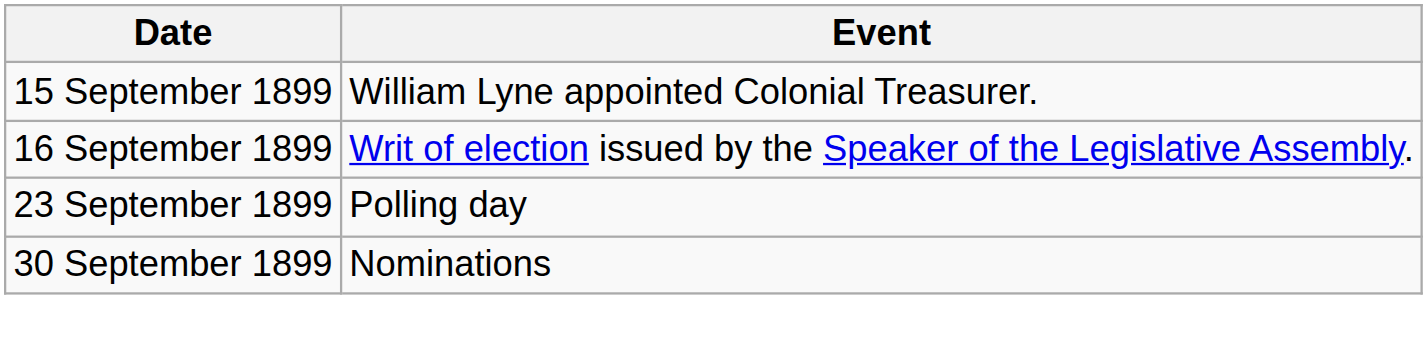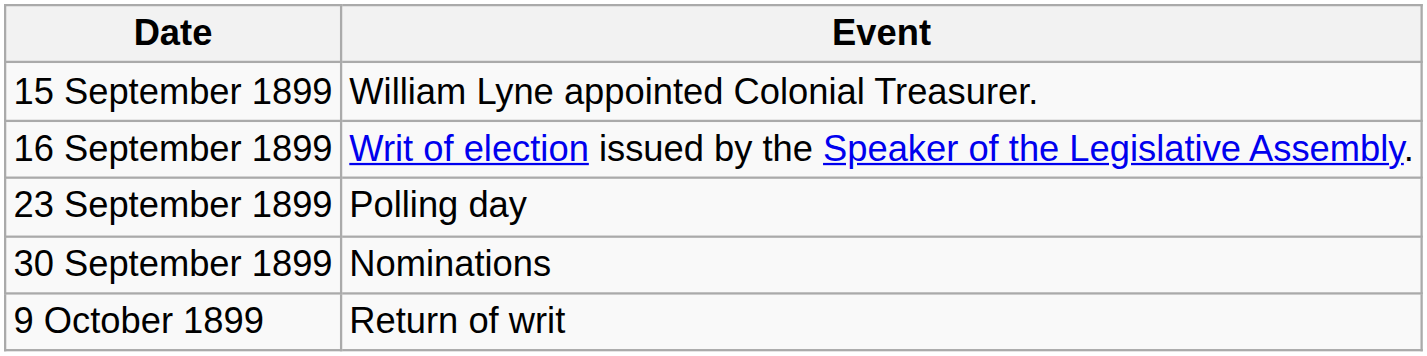+ row: (139, 321)
